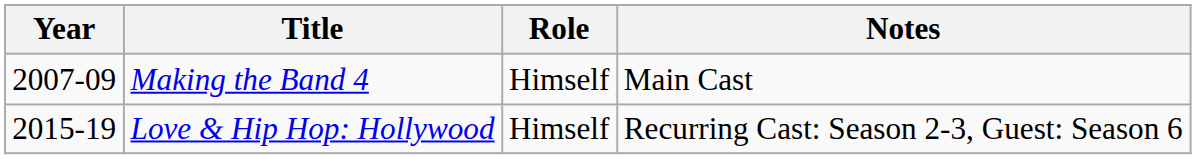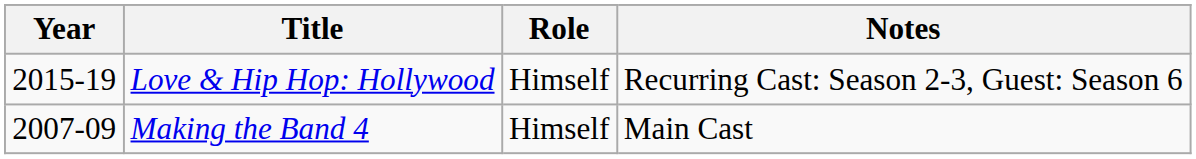rows swapped: (250, 78) <-> (313, 128)
